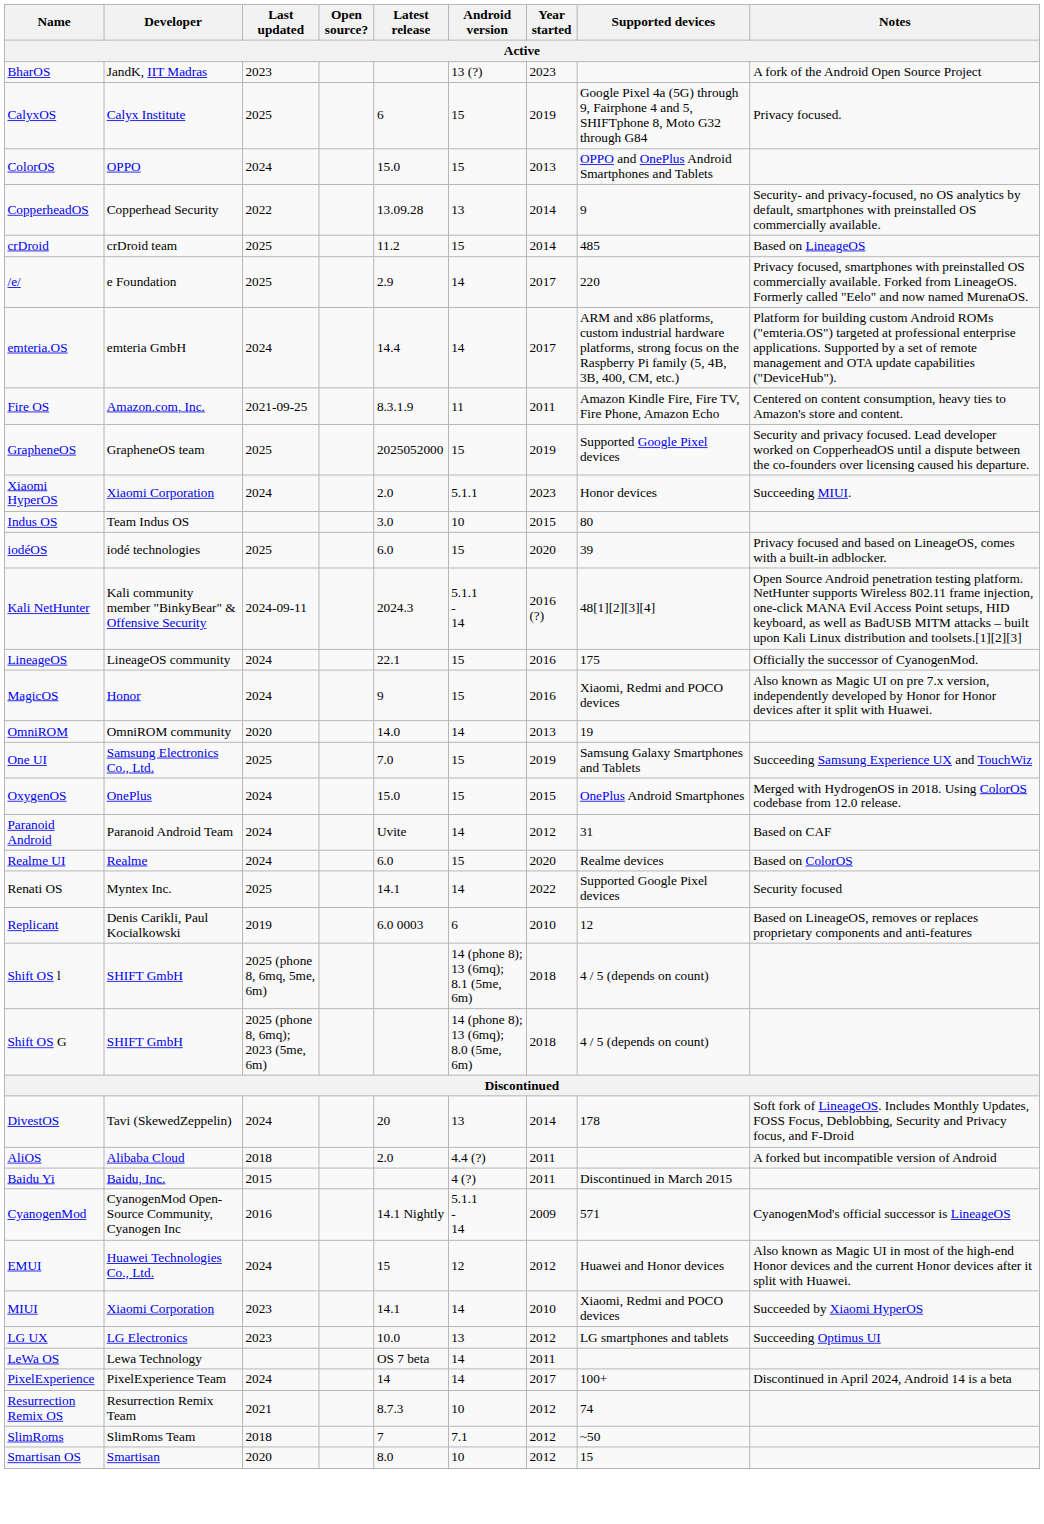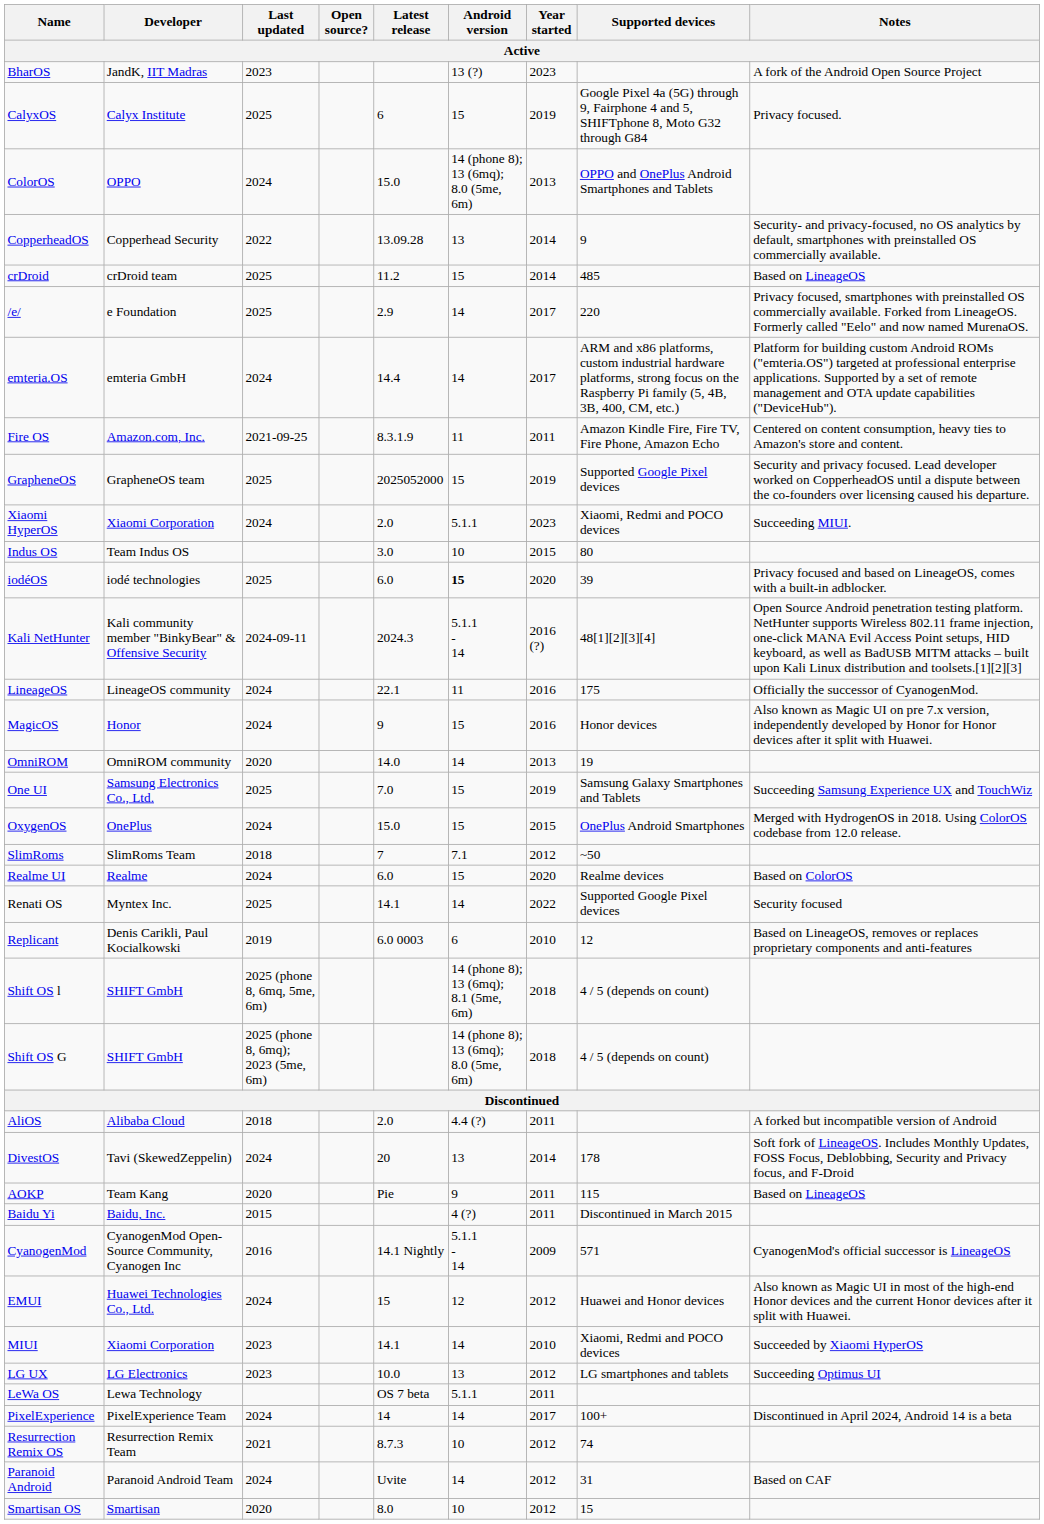(458, 166) 15 -> (487, 181) 14 (phone 8); 13 (6mq); 8.0 (5me, 6m)
(618, 493) Honor devices -> (651, 523) Xiaomi, Redmi and POCO devices
(458, 550) normal -> (458, 580) bold
(458, 659) 15 -> (458, 689) 11
(651, 695) Xiaomi, Redmi and POCO devices -> (618, 725) Honor devices
rows swapped: (31, 832) <-> (36, 1436)
rows swapped: (33, 1121) <-> (24, 1157)
+ row: (26, 1193)
(458, 1358) 14 -> (464, 1394) 5.1.1
